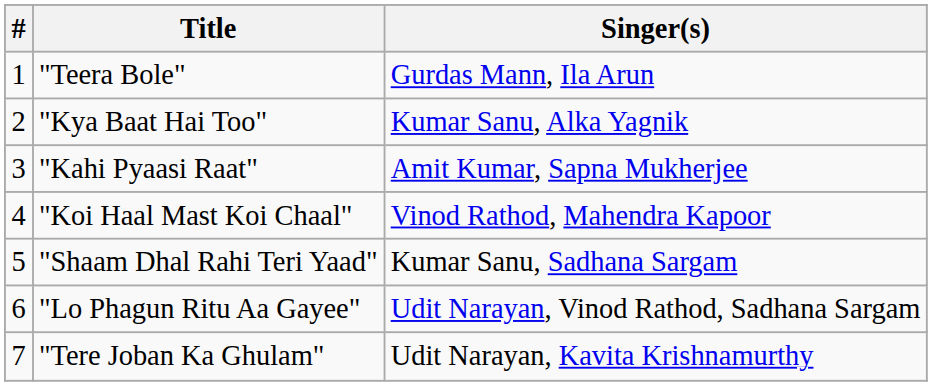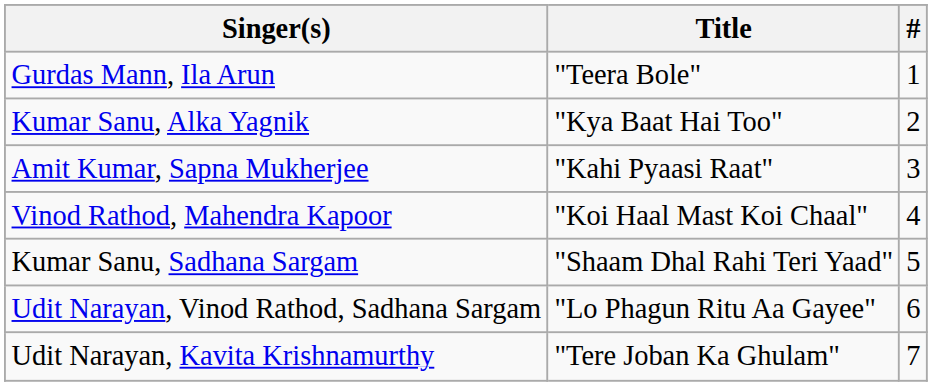columns swapped: (19, 28) <-> (656, 28)
